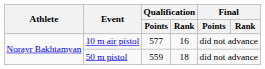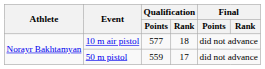(184, 42) 16 -> (184, 42) 18
(184, 57) 18 -> (184, 57) 17
